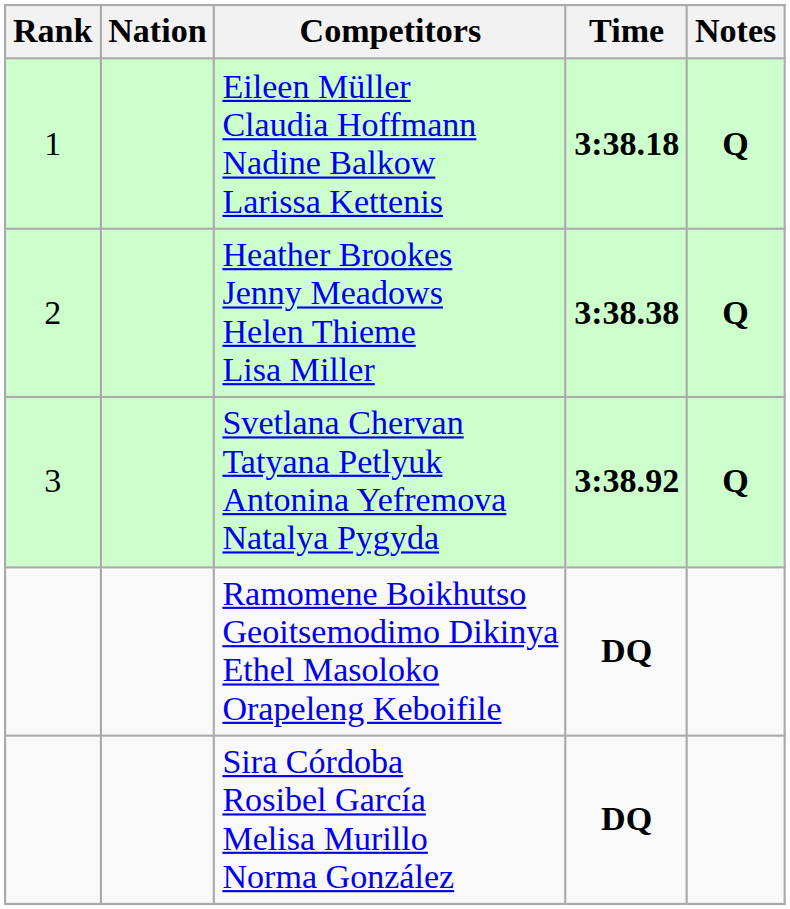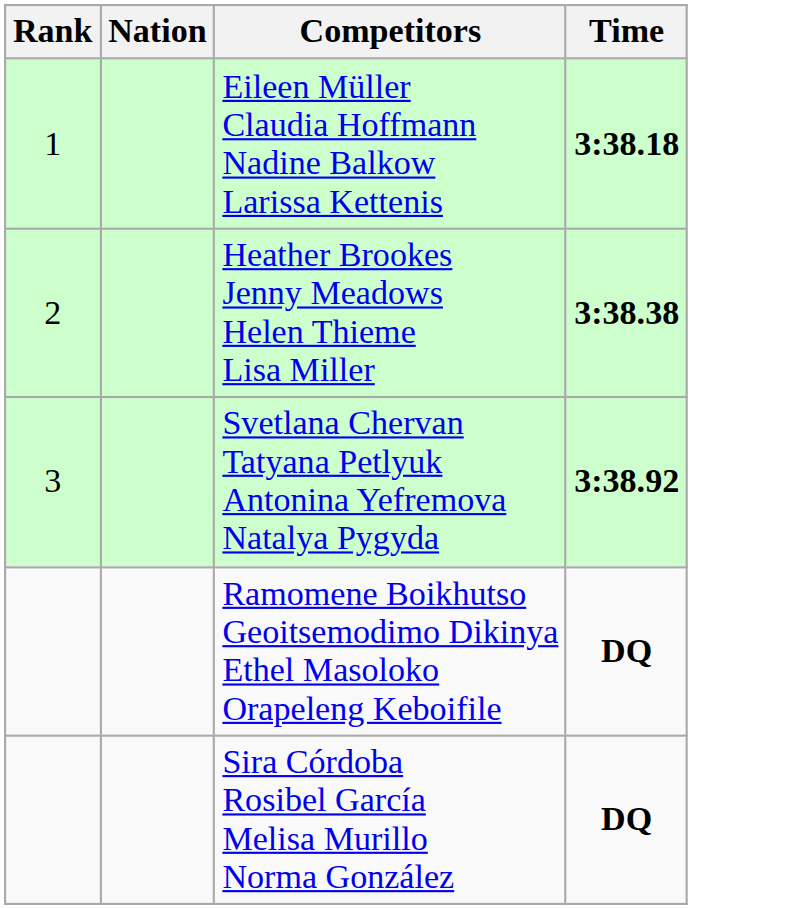- column: (736, 31)
